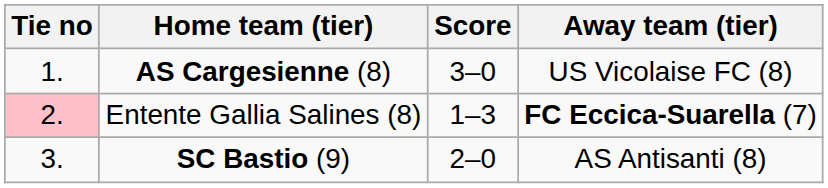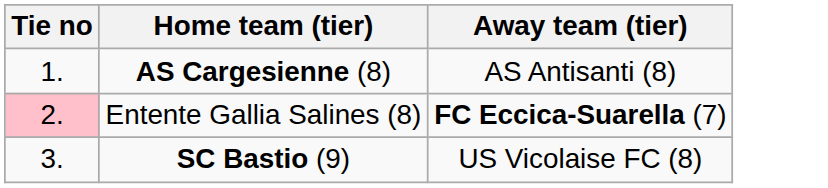- column: (473, 26)
(671, 70) US Vicolaise FC (8) -> (580, 70) AS Antisanti (8)
(671, 159) AS Antisanti (8) -> (580, 159) US Vicolaise FC (8)
